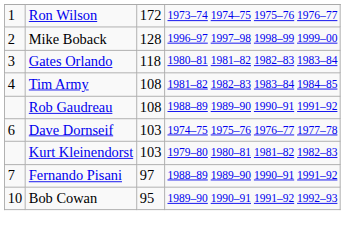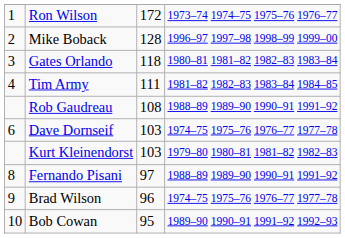(151, 84) 108 -> (150, 84) 111
(11, 175) 7 -> (11, 175) 8
+ row: (65, 198)
